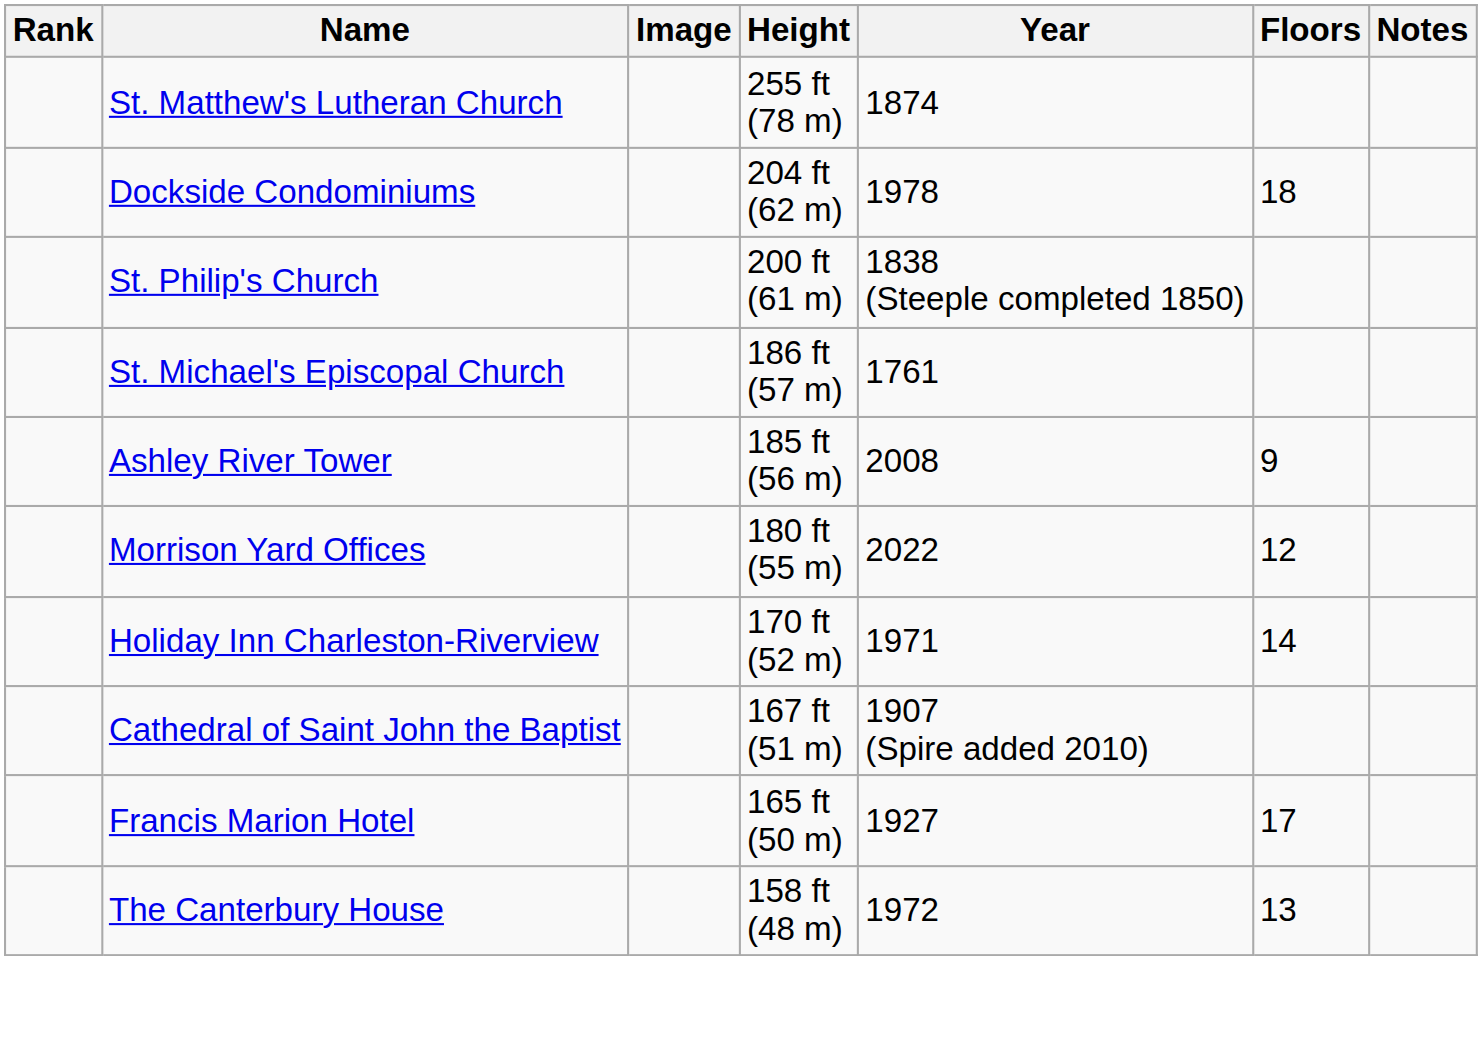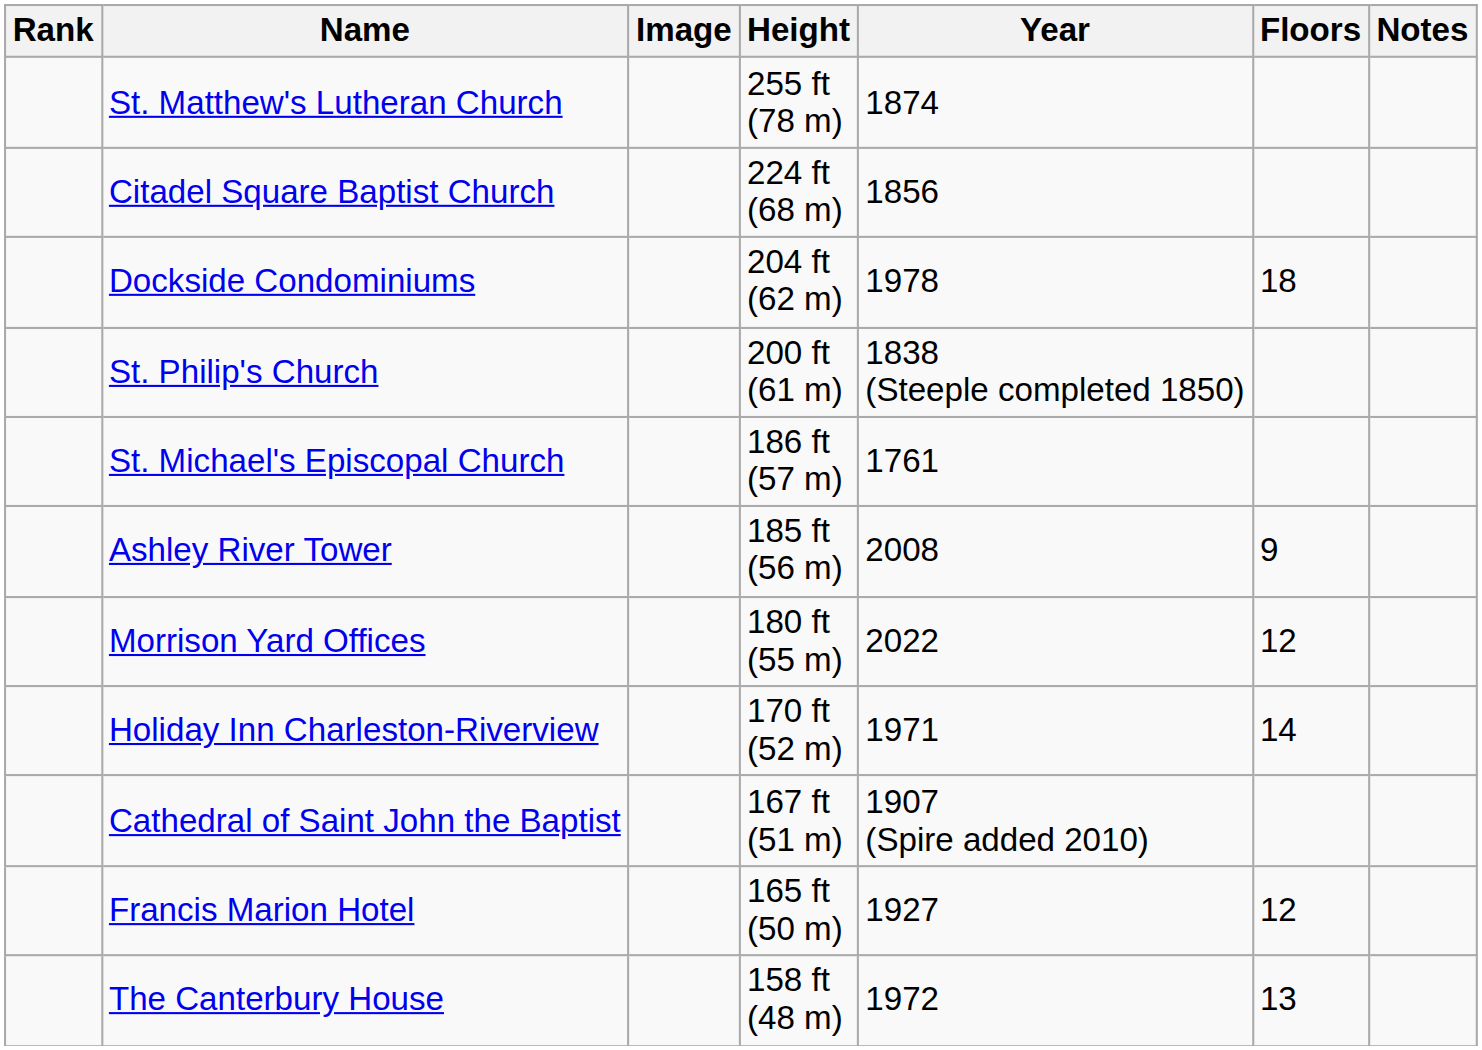+ row: (332, 191)
(1278, 820) 17 -> (1278, 909) 12
